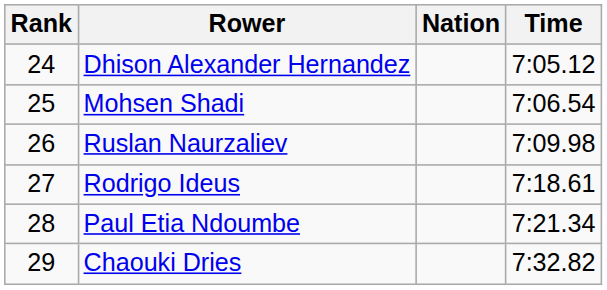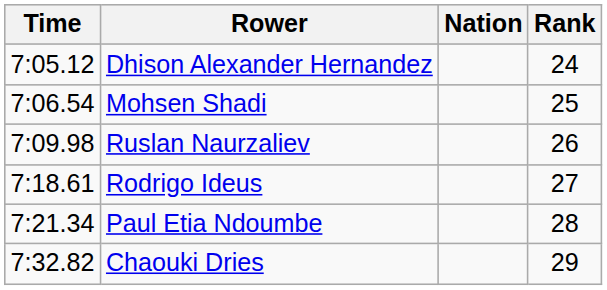columns swapped: (41, 24) <-> (554, 24)
